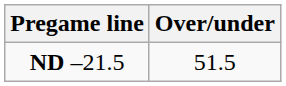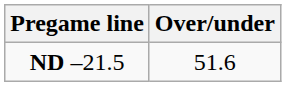(215, 61) 51.5 -> (215, 61) 51.6
